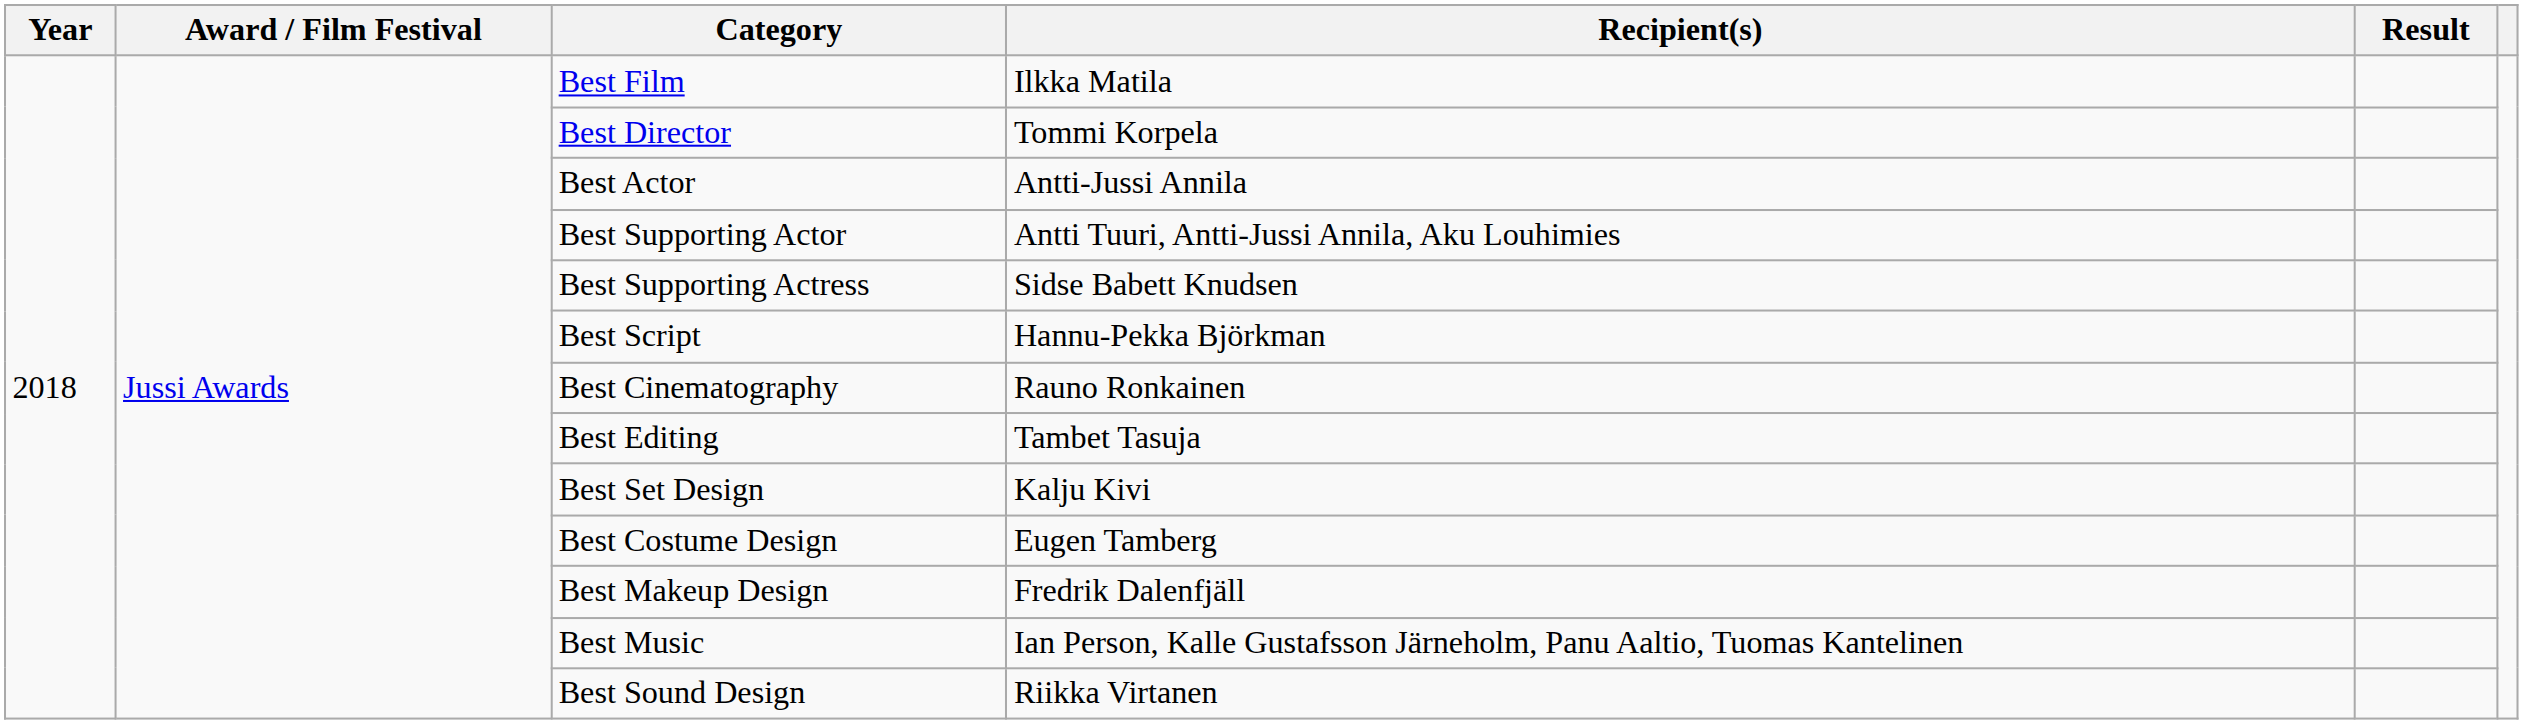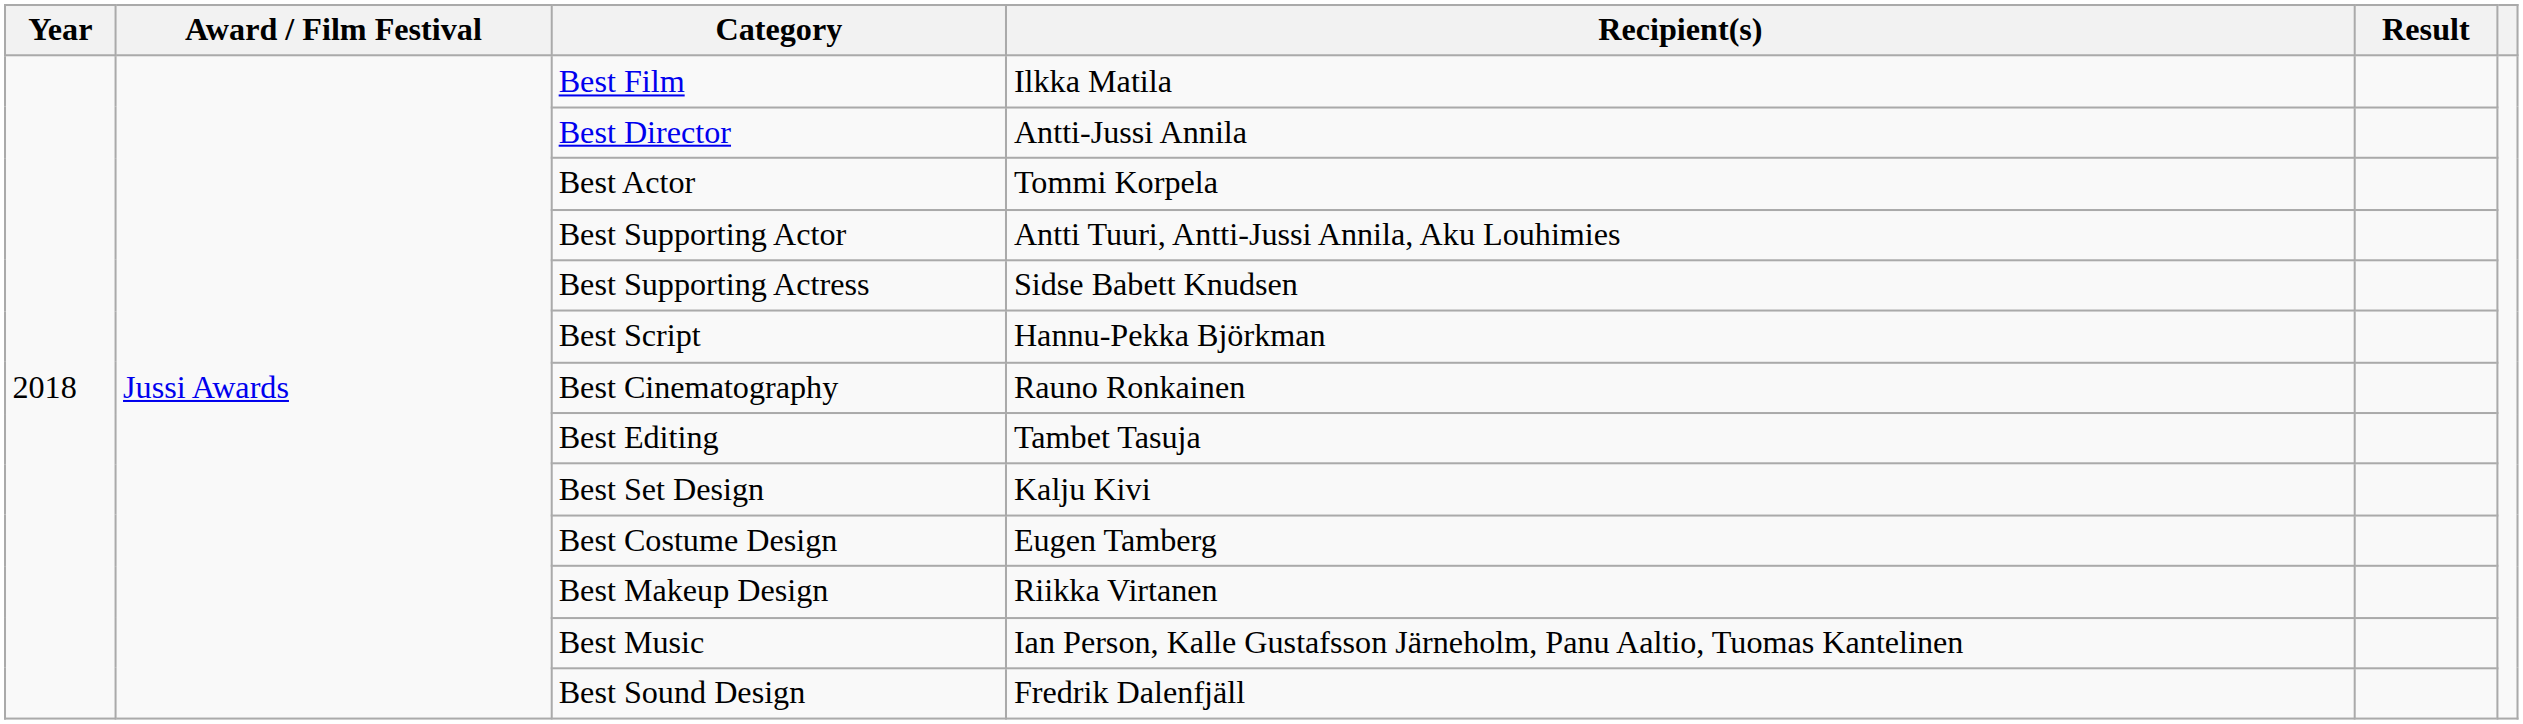(1116, 132) Tommi Korpela -> (1130, 132) Antti-Jussi Annila
(1130, 183) Antti-Jussi Annila -> (1116, 183) Tommi Korpela
(1130, 591) Fredrik Dalenfjäll -> (1116, 591) Riikka Virtanen
(1116, 693) Riikka Virtanen -> (1130, 693) Fredrik Dalenfjäll
